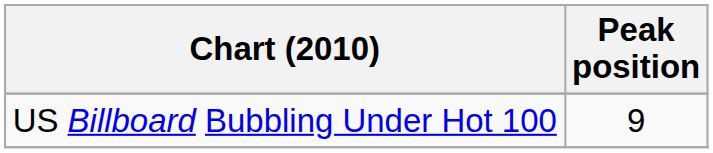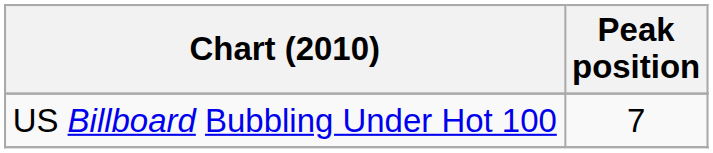(636, 119) 9 -> (636, 119) 7
